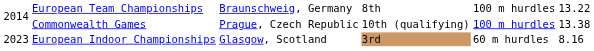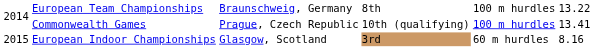(574, 24) 13.38 -> (574, 24) 13.41
(16, 39) 2023 -> (16, 39) 2015
